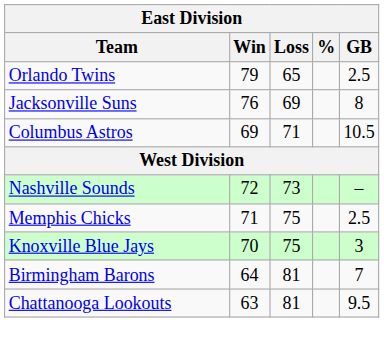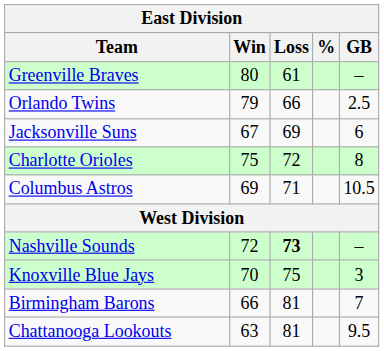+ row: (74, 75)
(292, 75) 65 -> (292, 103) 66
(250, 103) 76 -> (250, 132) 67
(359, 103) 8 -> (359, 132) 6
+ row: (71, 160)
(292, 189) normal -> (292, 246) bold
- row: (70, 217)
(250, 274) 64 -> (250, 302) 66
